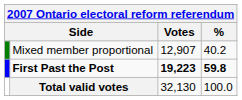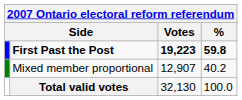rows swapped: (63, 69) <-> (83, 50)
